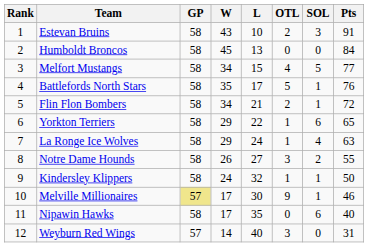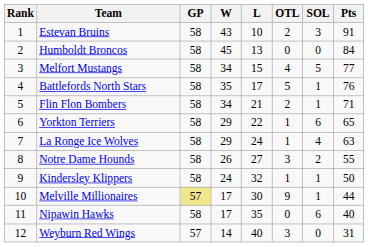(349, 104) 72 -> (349, 104) 71
(349, 196) 46 -> (349, 196) 44
